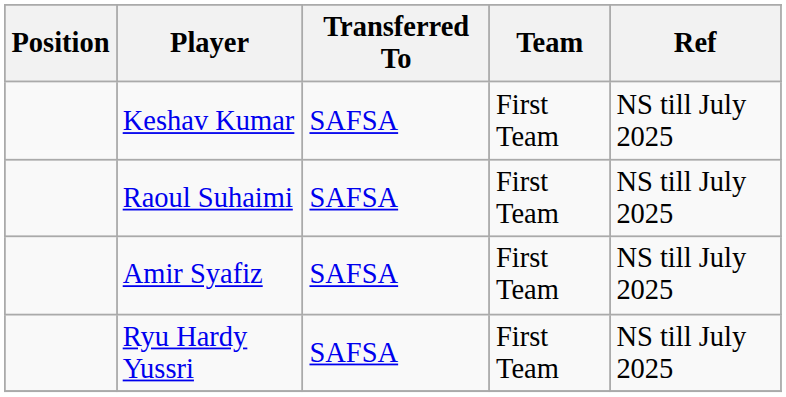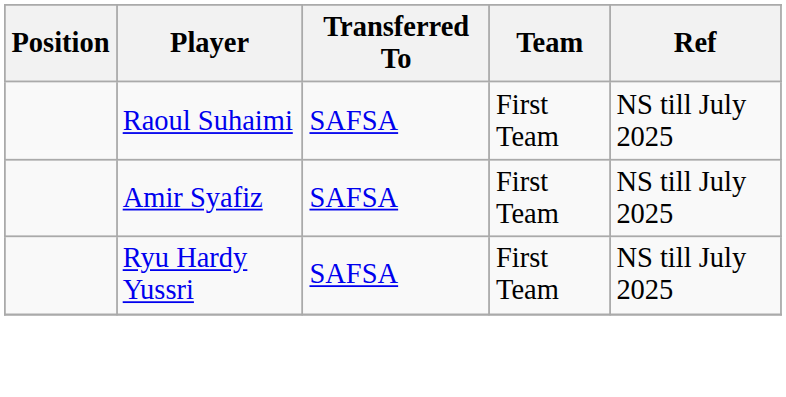- row: (209, 120)
